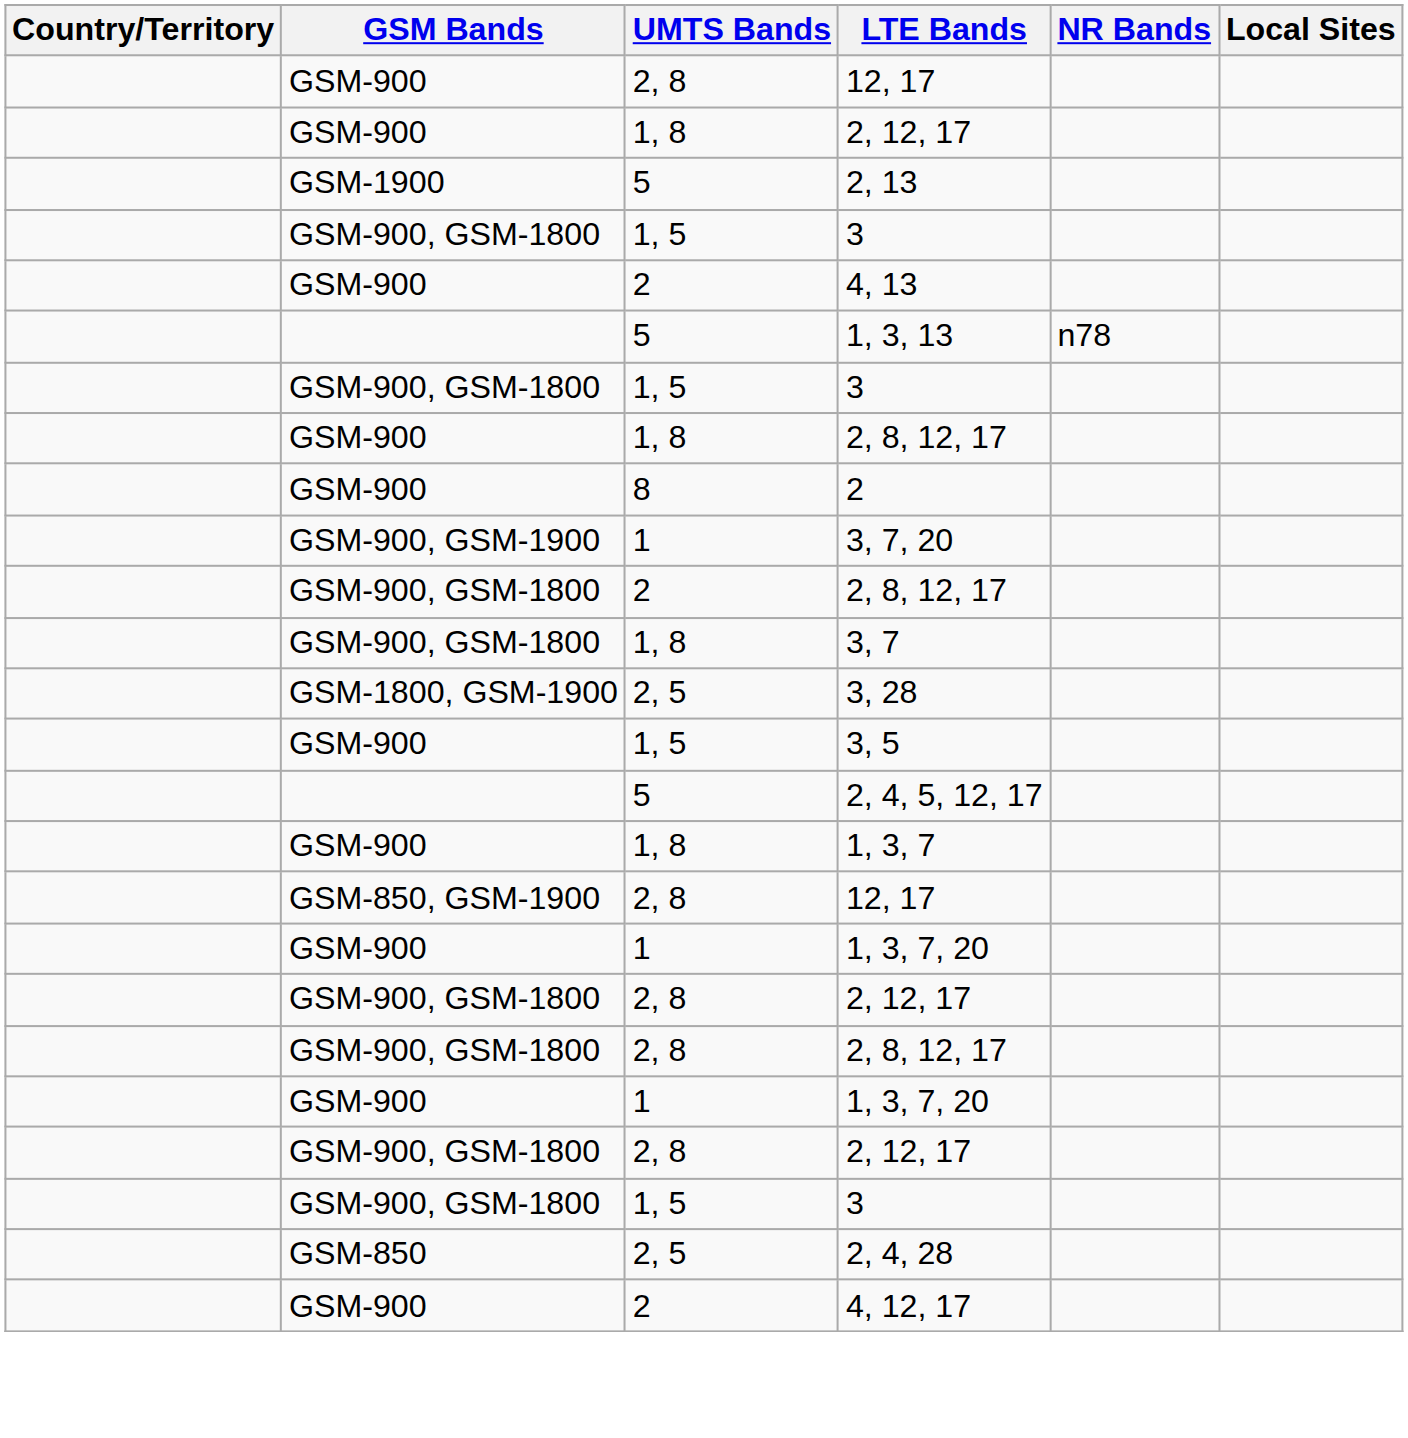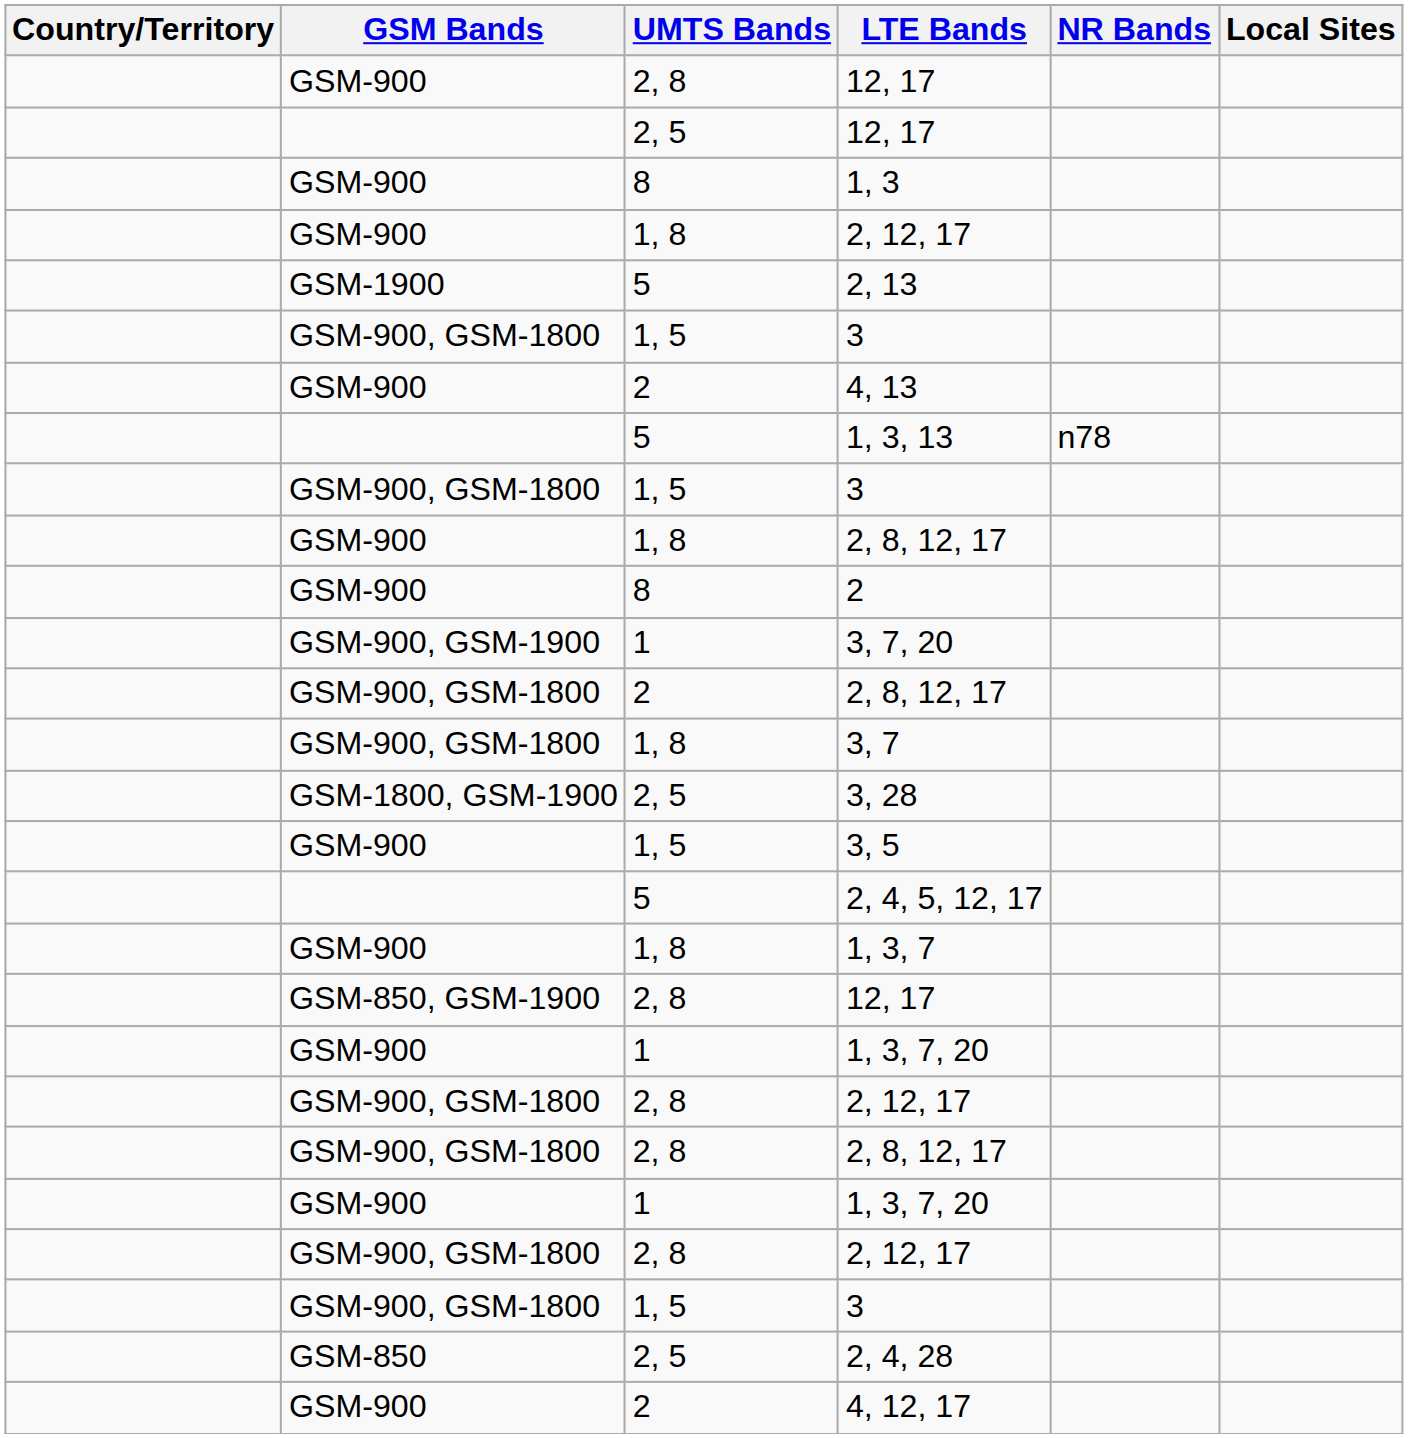+ row: (660, 132)
+ row: (642, 183)
